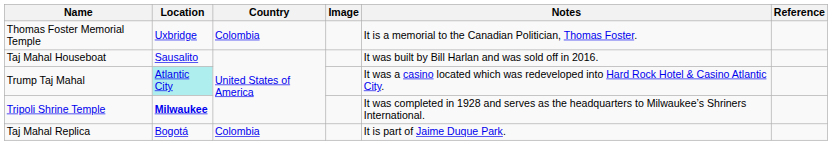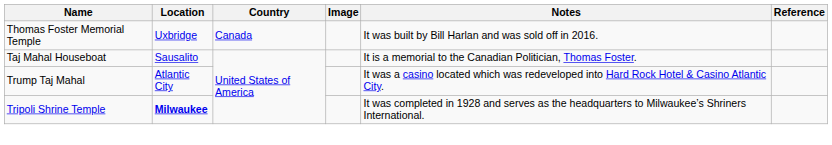(237, 35) Colombia -> (234, 35) Canada
(500, 35) It is a memorial to the Canadian Politician, Thomas Foster. -> (481, 35) It was built by Bill Harlan and was sold off in 2016.
(481, 58) It was built by Bill Harlan and was sold off in 2016. -> (500, 58) It is a memorial to the Canadian Politician, Thomas Foster.
(172, 80) paleturquoise background -> (172, 80) no background
- row: (48, 132)
